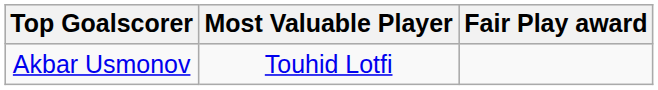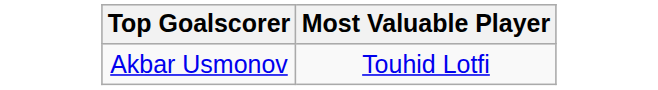- column: (556, 24)
